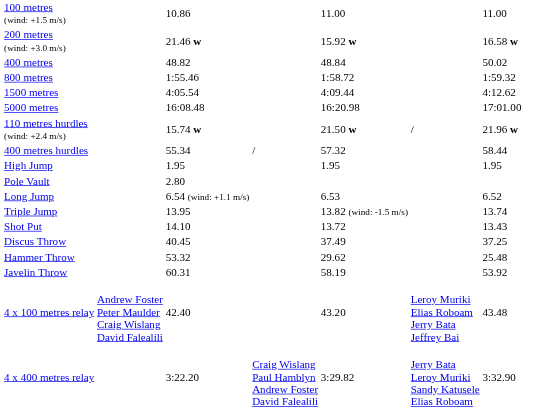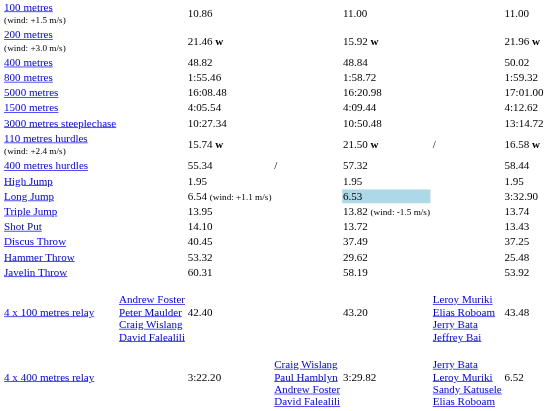(500, 41) 16.58 w -> (522, 41) 21.96 w
rows swapped: (31, 92) <-> (31, 108)
+ row: (60, 123)
(500, 129) 21.96 w -> (522, 144) 16.58 w
- row: (27, 181)
(330, 196) no background -> (353, 196) lightblue background
(492, 196) 6.52 -> (521, 196) 3:32.90
(499, 377) 3:32.90 -> (514, 377) 6.52
